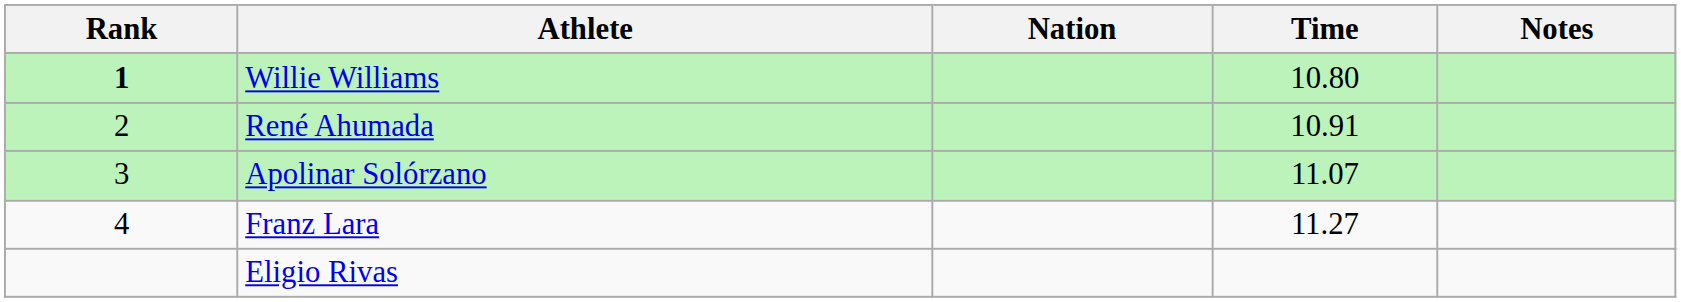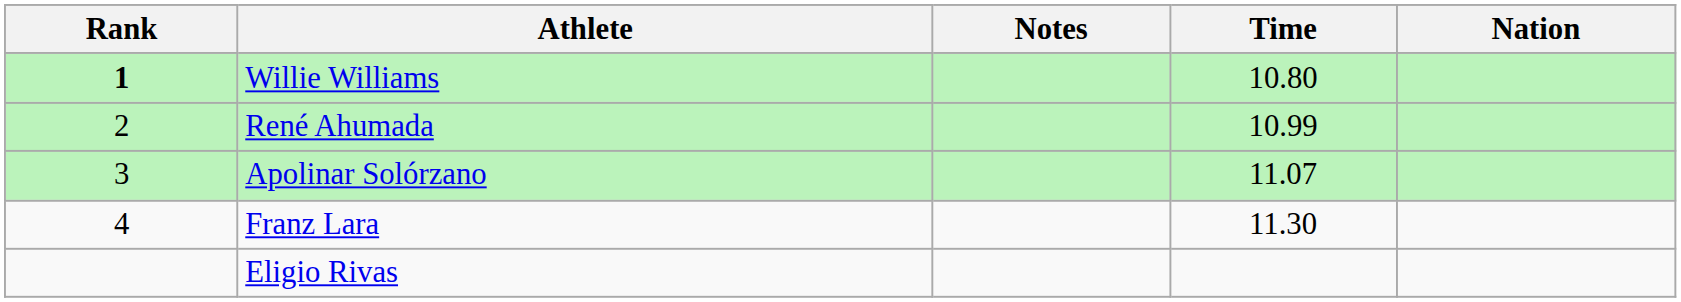columns swapped: (1072, 28) <-> (1557, 28)
(1325, 126) 10.91 -> (1283, 126) 10.99
(1325, 223) 11.27 -> (1283, 223) 11.30
